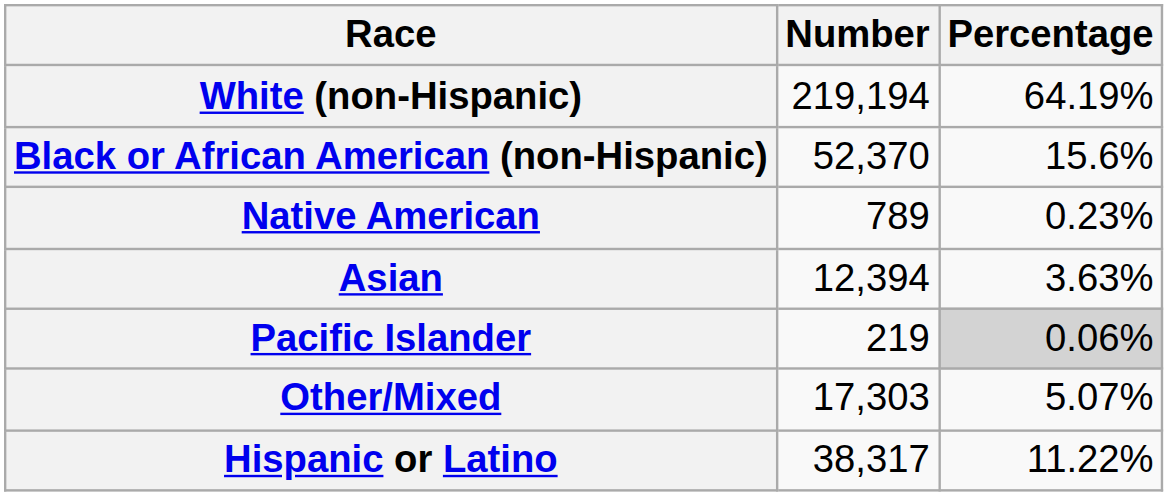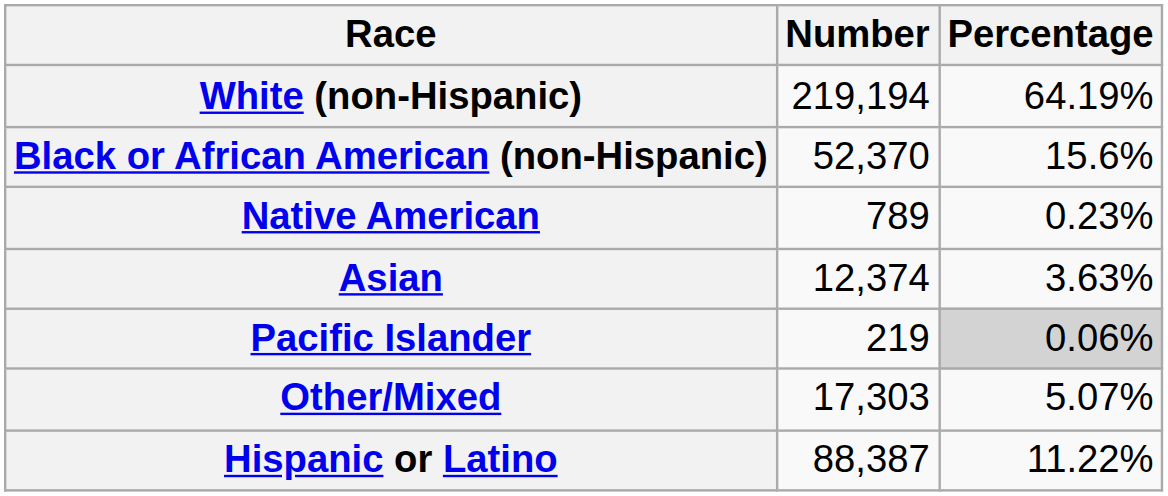(871, 277) 12,394 -> (871, 277) 12,374
(871, 459) 38,317 -> (871, 459) 88,387
